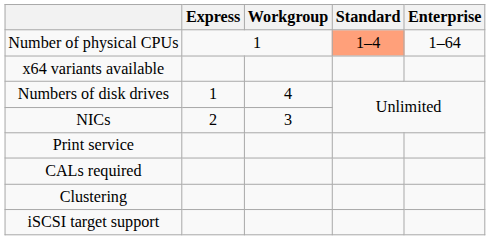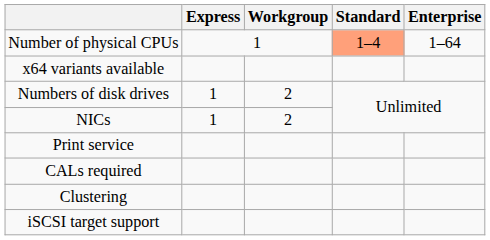(288, 94) 4 -> (288, 94) 2
(213, 119) 2 -> (213, 119) 1
(288, 119) 3 -> (288, 119) 2
